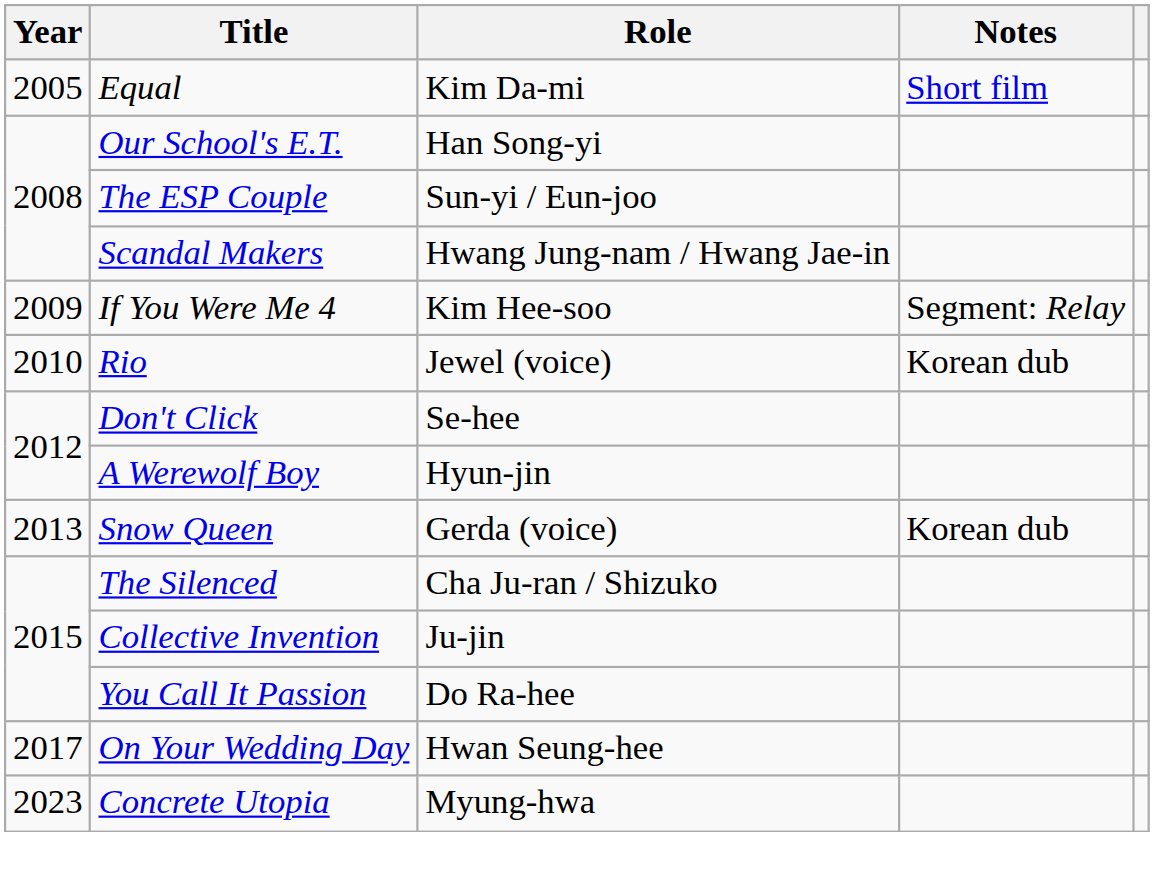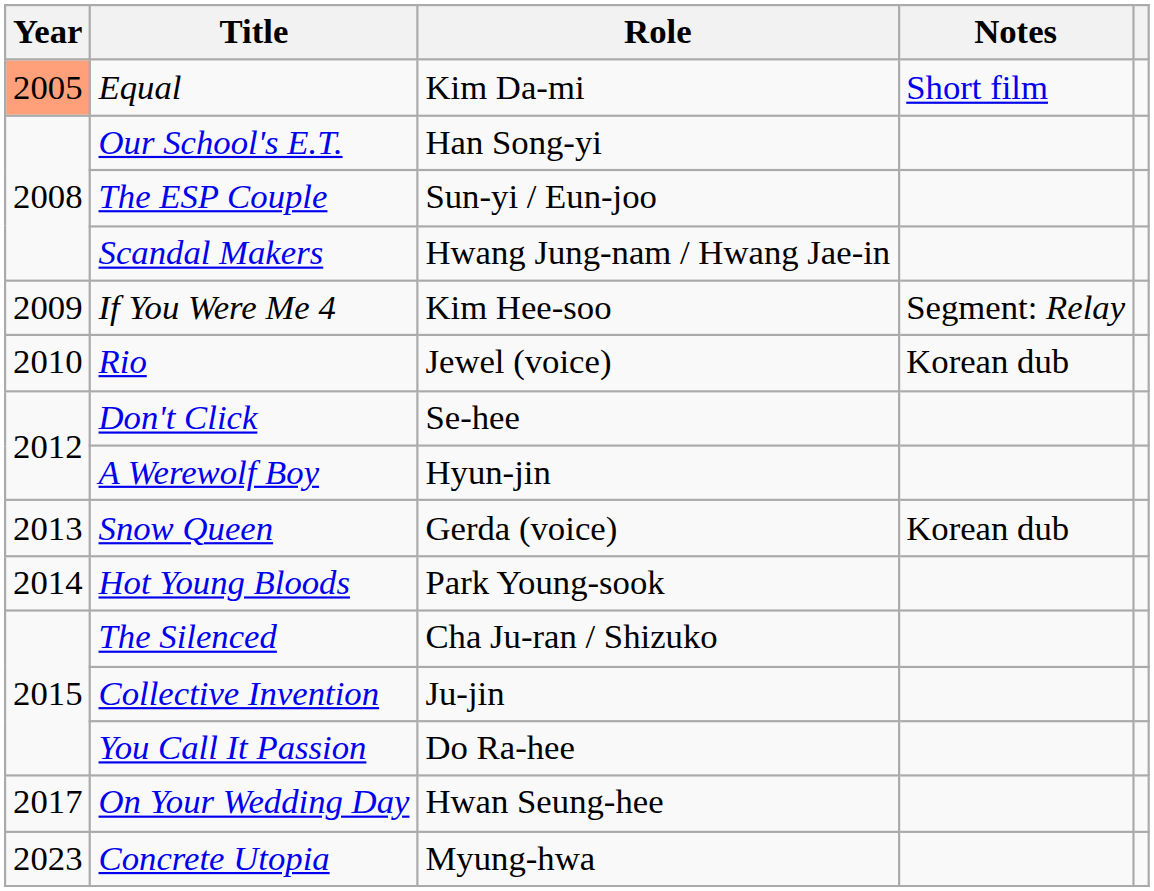(48, 87) no background -> (48, 87) lightsalmon background
+ row: (224, 582)
